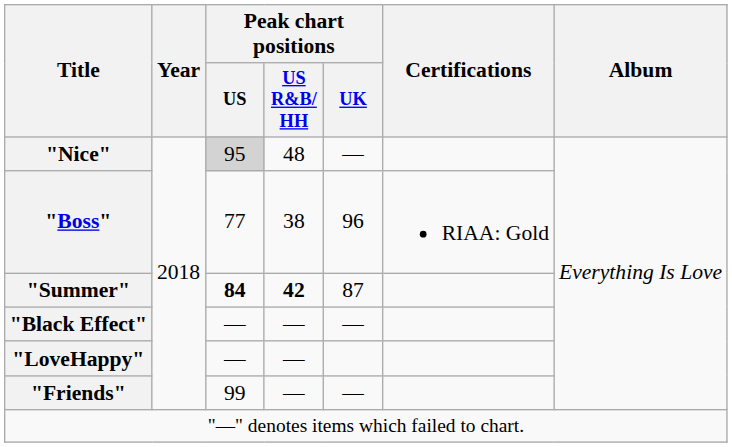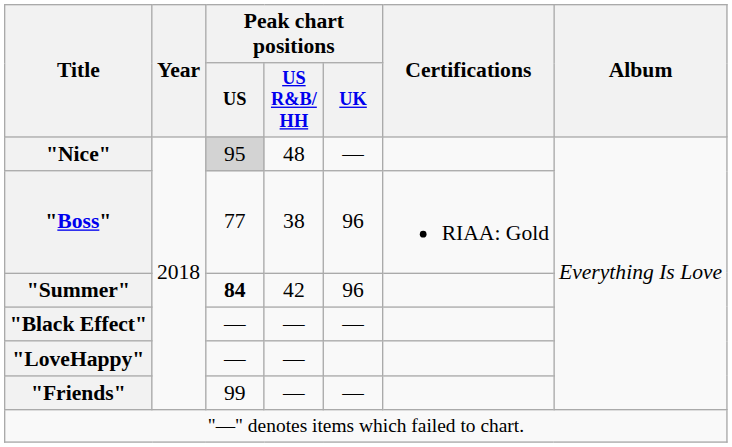(294, 289) bold -> (294, 289) normal
(353, 289) 87 -> (353, 289) 96
